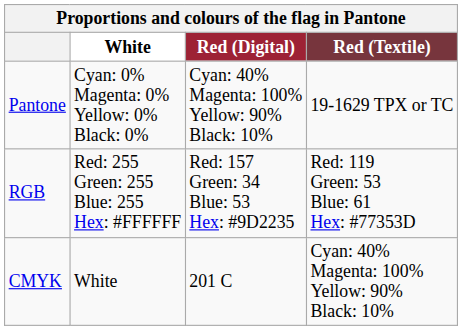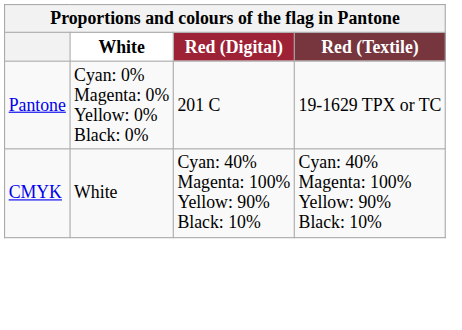(246, 104) Cyan: 40% Magenta: 100% Yellow: 90% Black: 10% -> (199, 104) 201 C
- row: (27, 192)
(211, 281) 201 C -> (234, 192) Cyan: 40% Magenta: 100% Yellow: 90% Black: 10%
